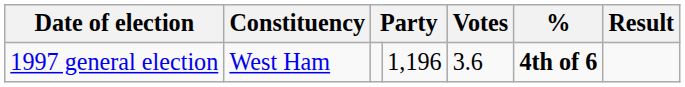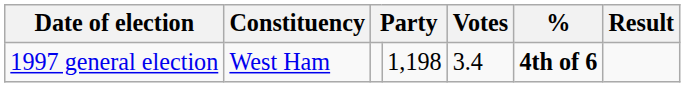(414, 61) 1,196 -> (414, 61) 1,198
(468, 61) 3.6 -> (468, 61) 3.4
